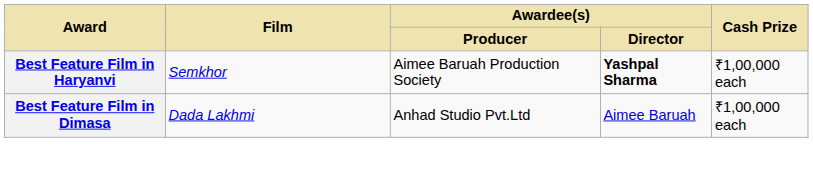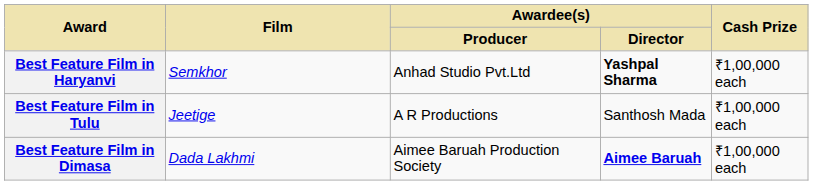(476, 72) Aimee Baruah Production Society -> (462, 72) Anhad Studio Pvt.Ltd
+ row: (85, 115)
(462, 115) Anhad Studio Pvt.Ltd -> (476, 158) Aimee Baruah Production Society
(650, 115) normal -> (652, 158) bold
